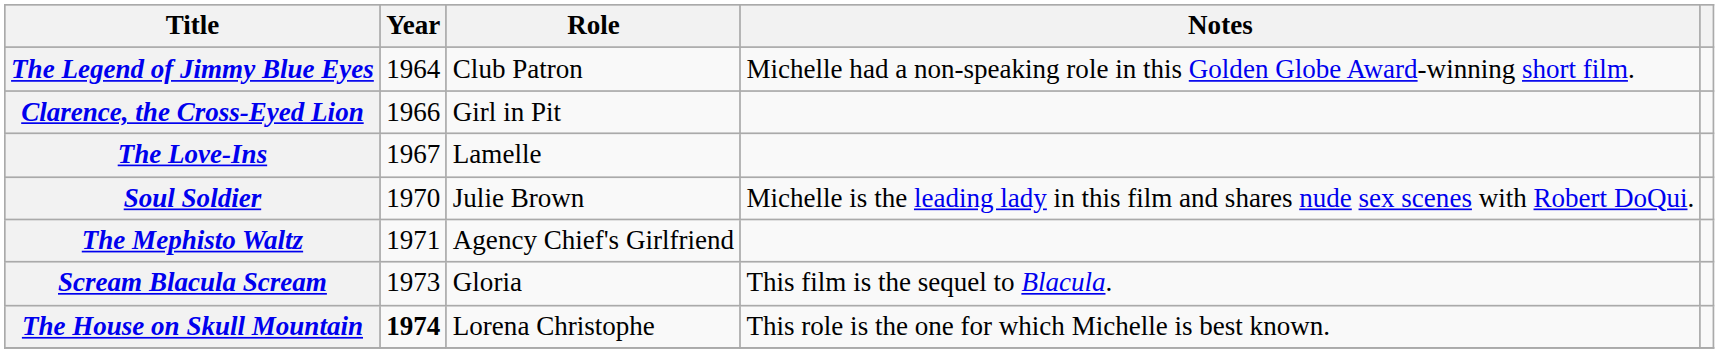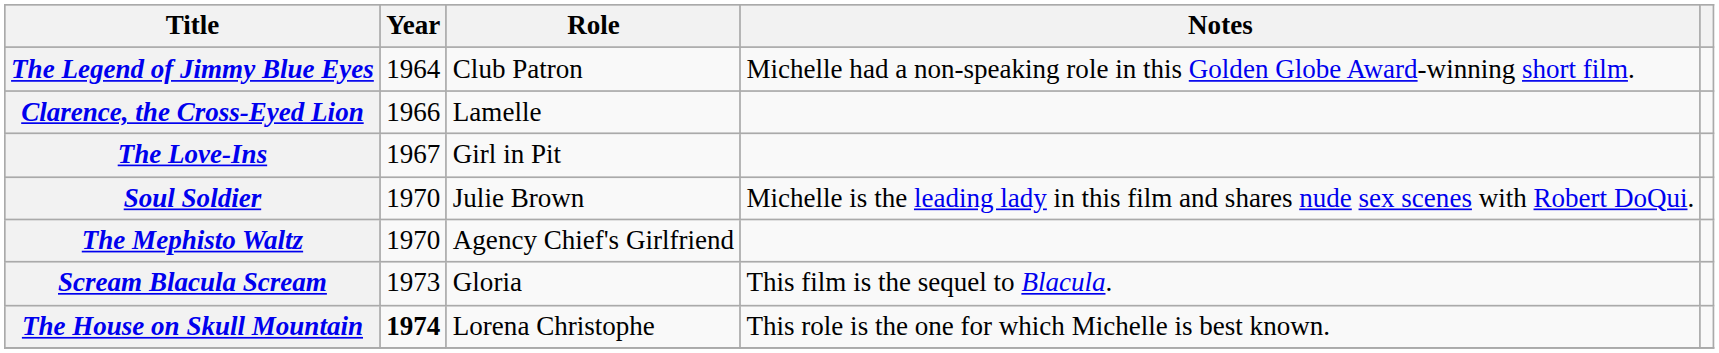(507, 111) Girl in Pit -> (497, 111) Lamelle
(497, 154) Lamelle -> (507, 154) Girl in Pit
(413, 240) 1971 -> (413, 240) 1970
